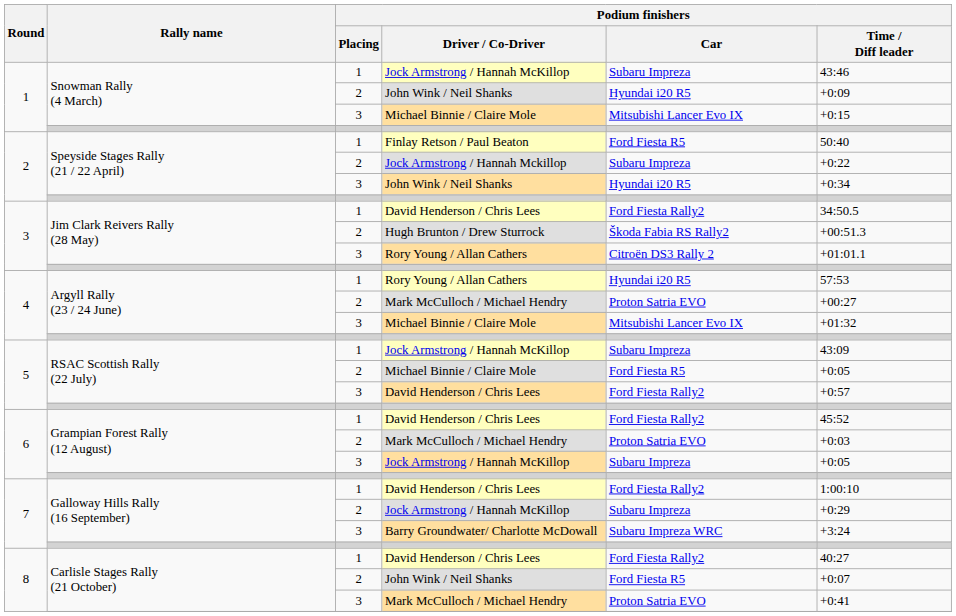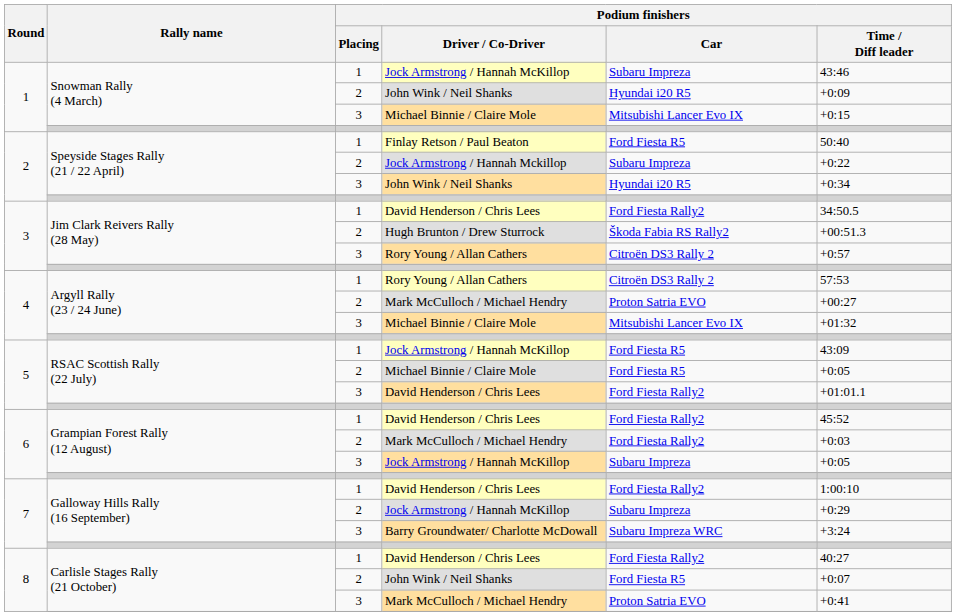(843, 253) +01:01.1 -> (835, 253) +0:57
(650, 281) Hyundai i20 R5 -> (661, 281) Citroën DS3 Rally 2
(650, 350) Subaru Impreza -> (647, 350) Ford Fiesta R5
(835, 392) +0:57 -> (843, 392) +01:01.1
(657, 441) Proton Satria EVO -> (657, 441) Ford Fiesta Rally2
